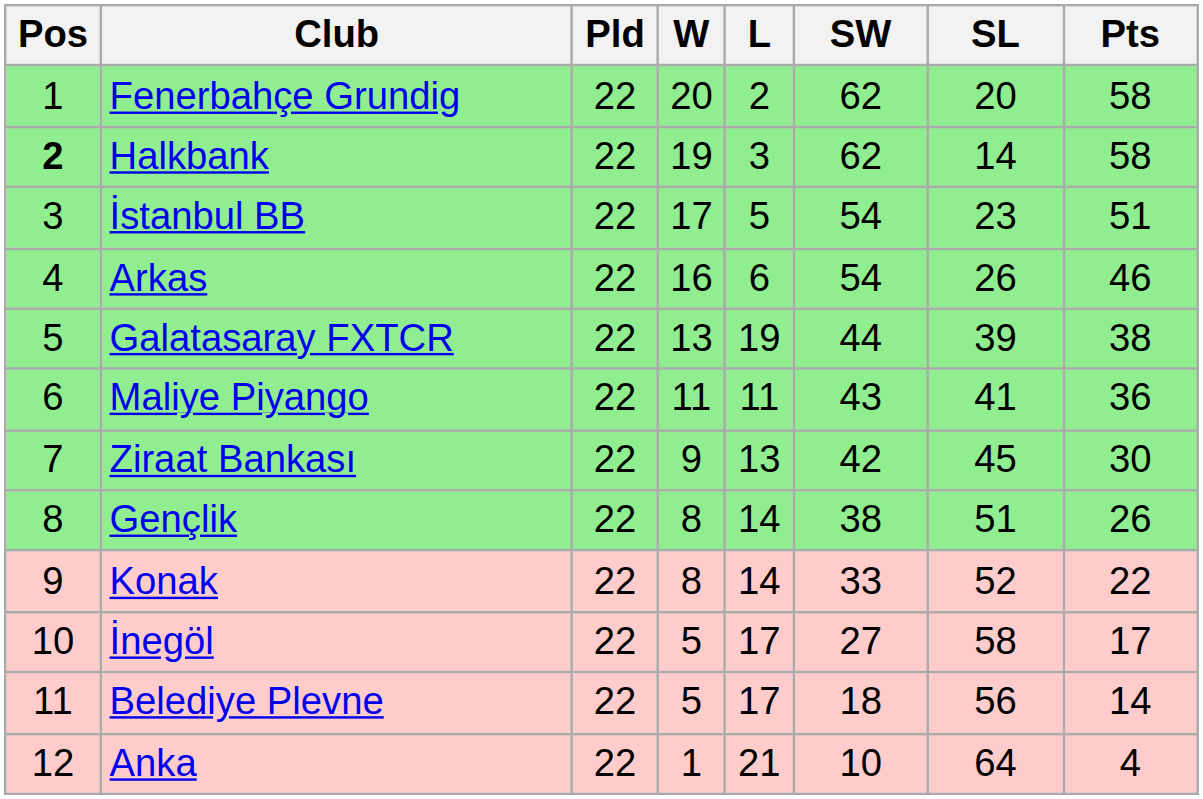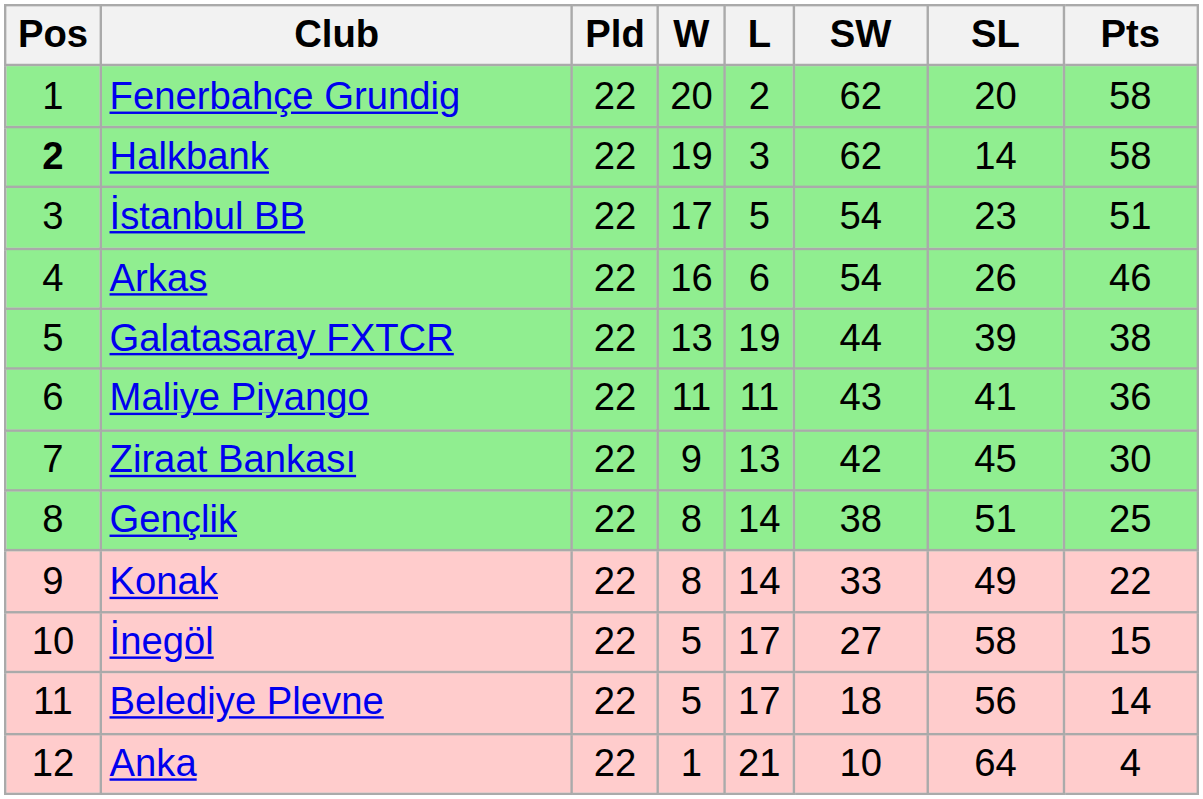(1130, 519) 26 -> (1130, 519) 25
(995, 580) 52 -> (995, 580) 49
(1130, 641) 17 -> (1130, 641) 15
